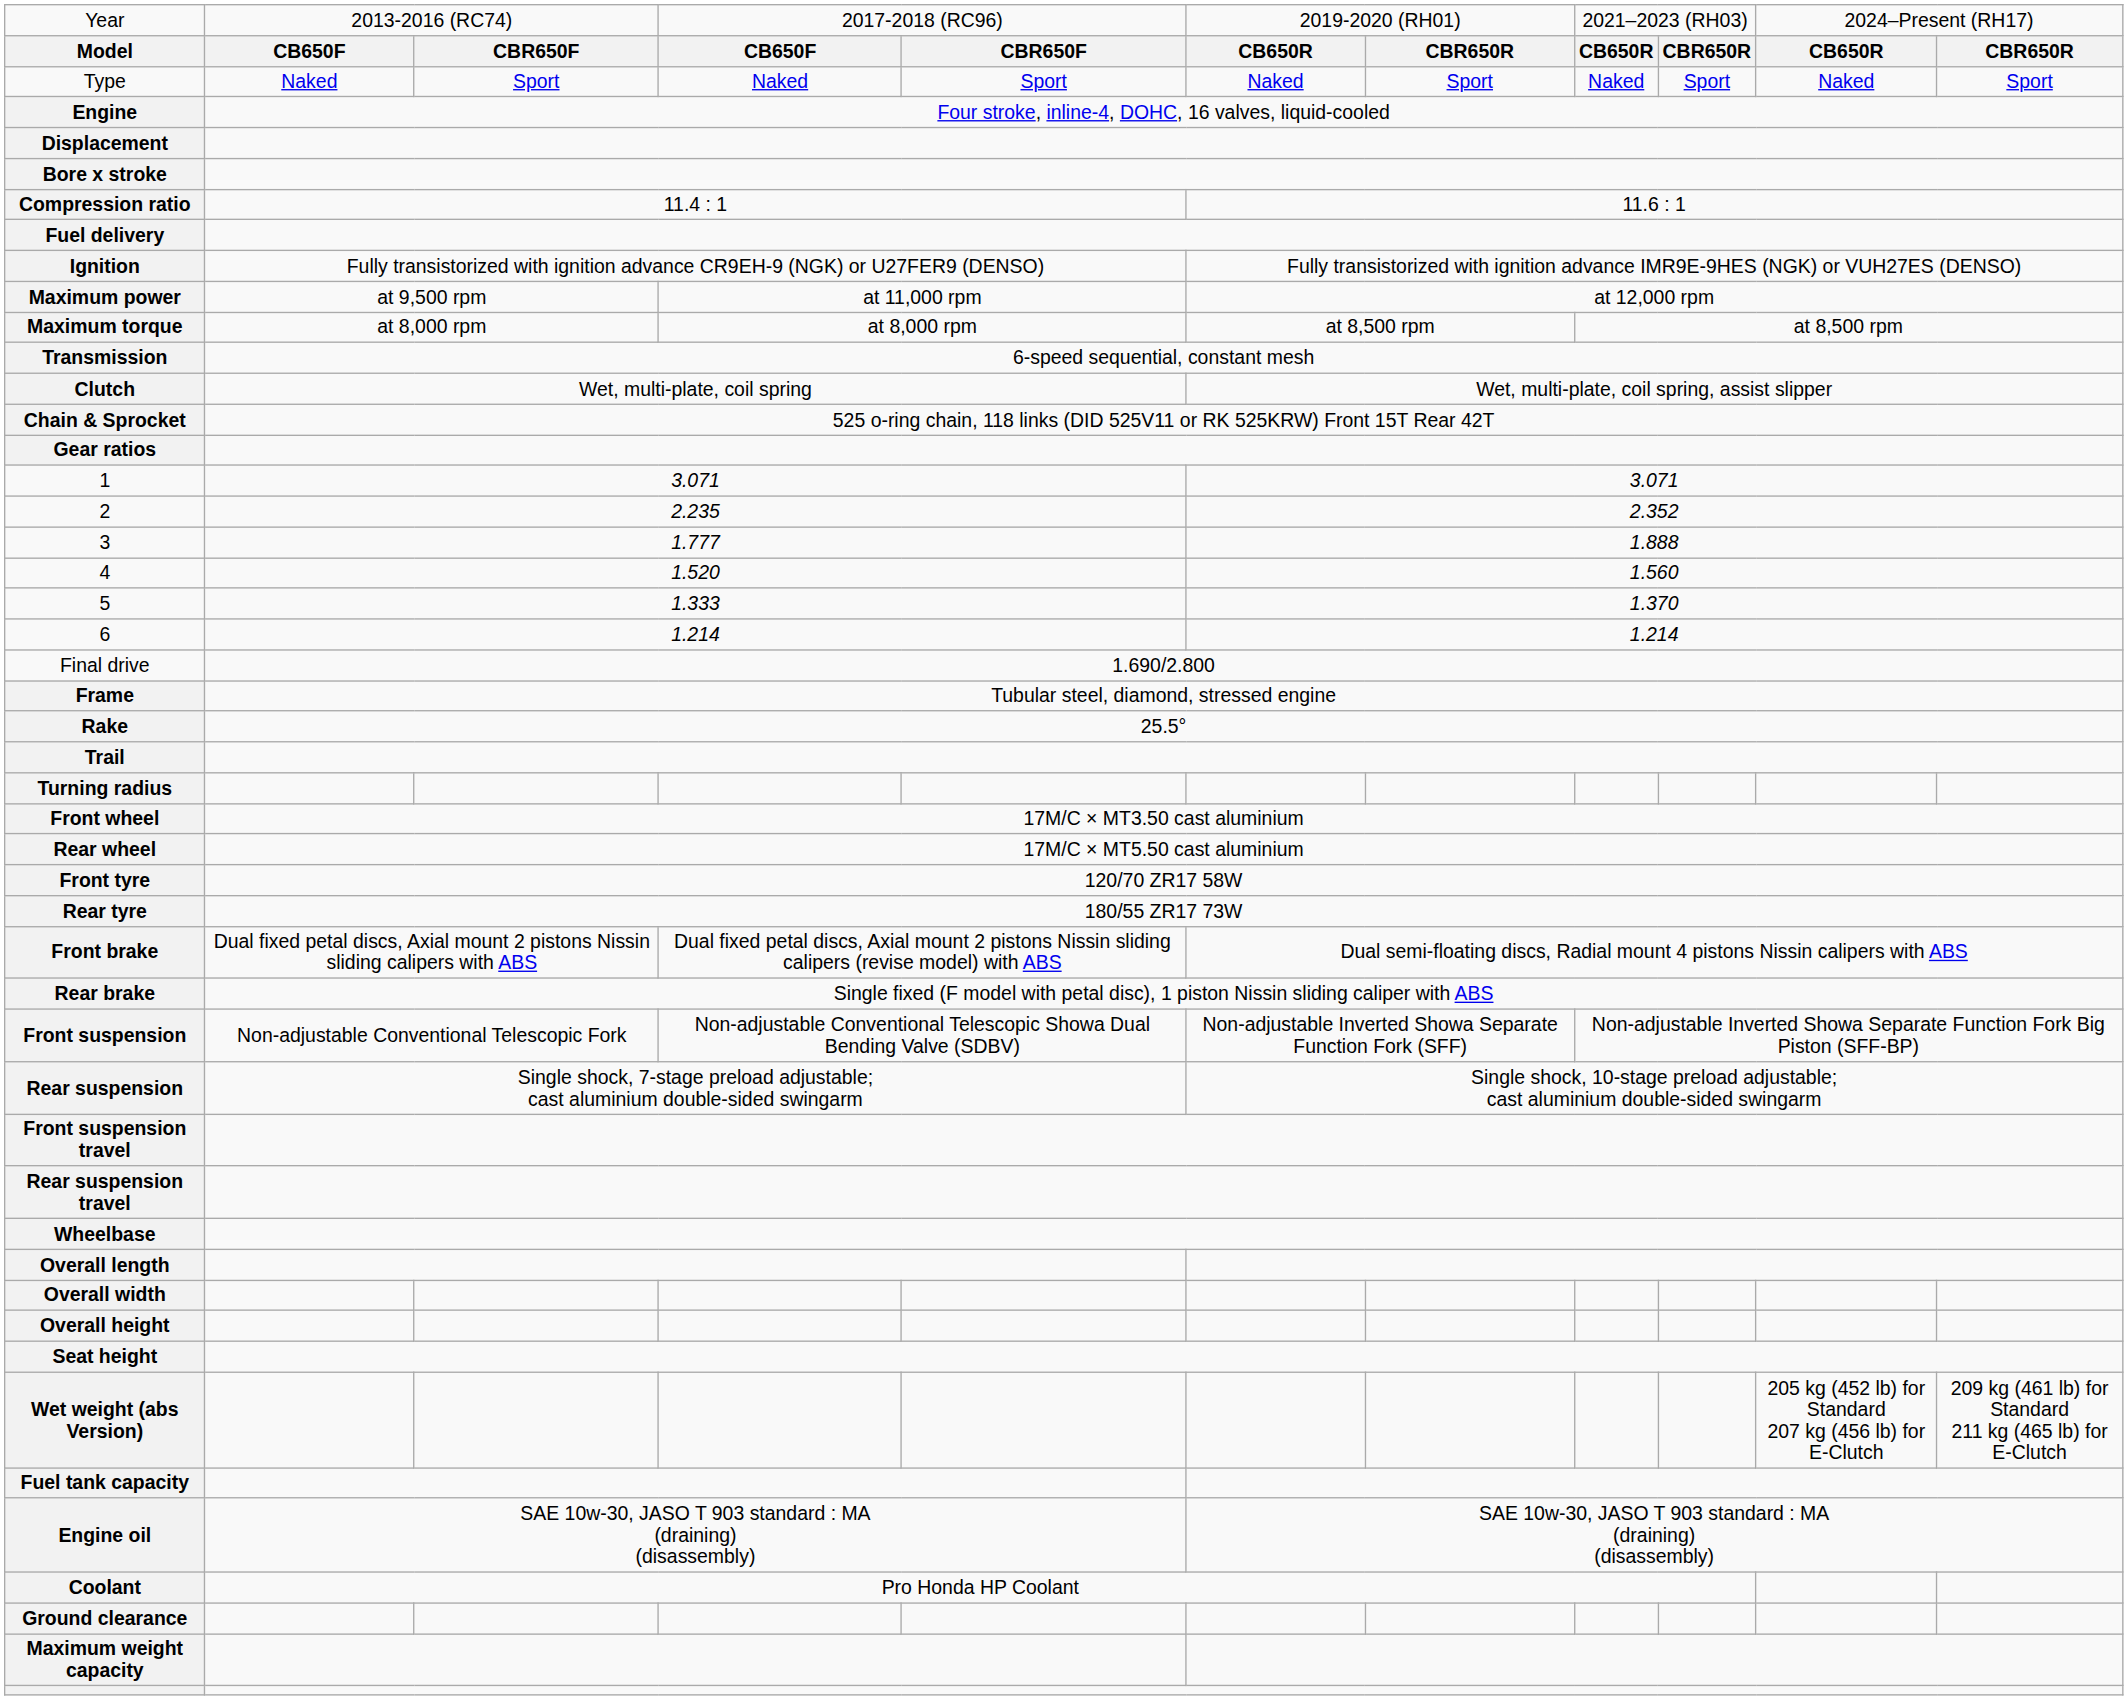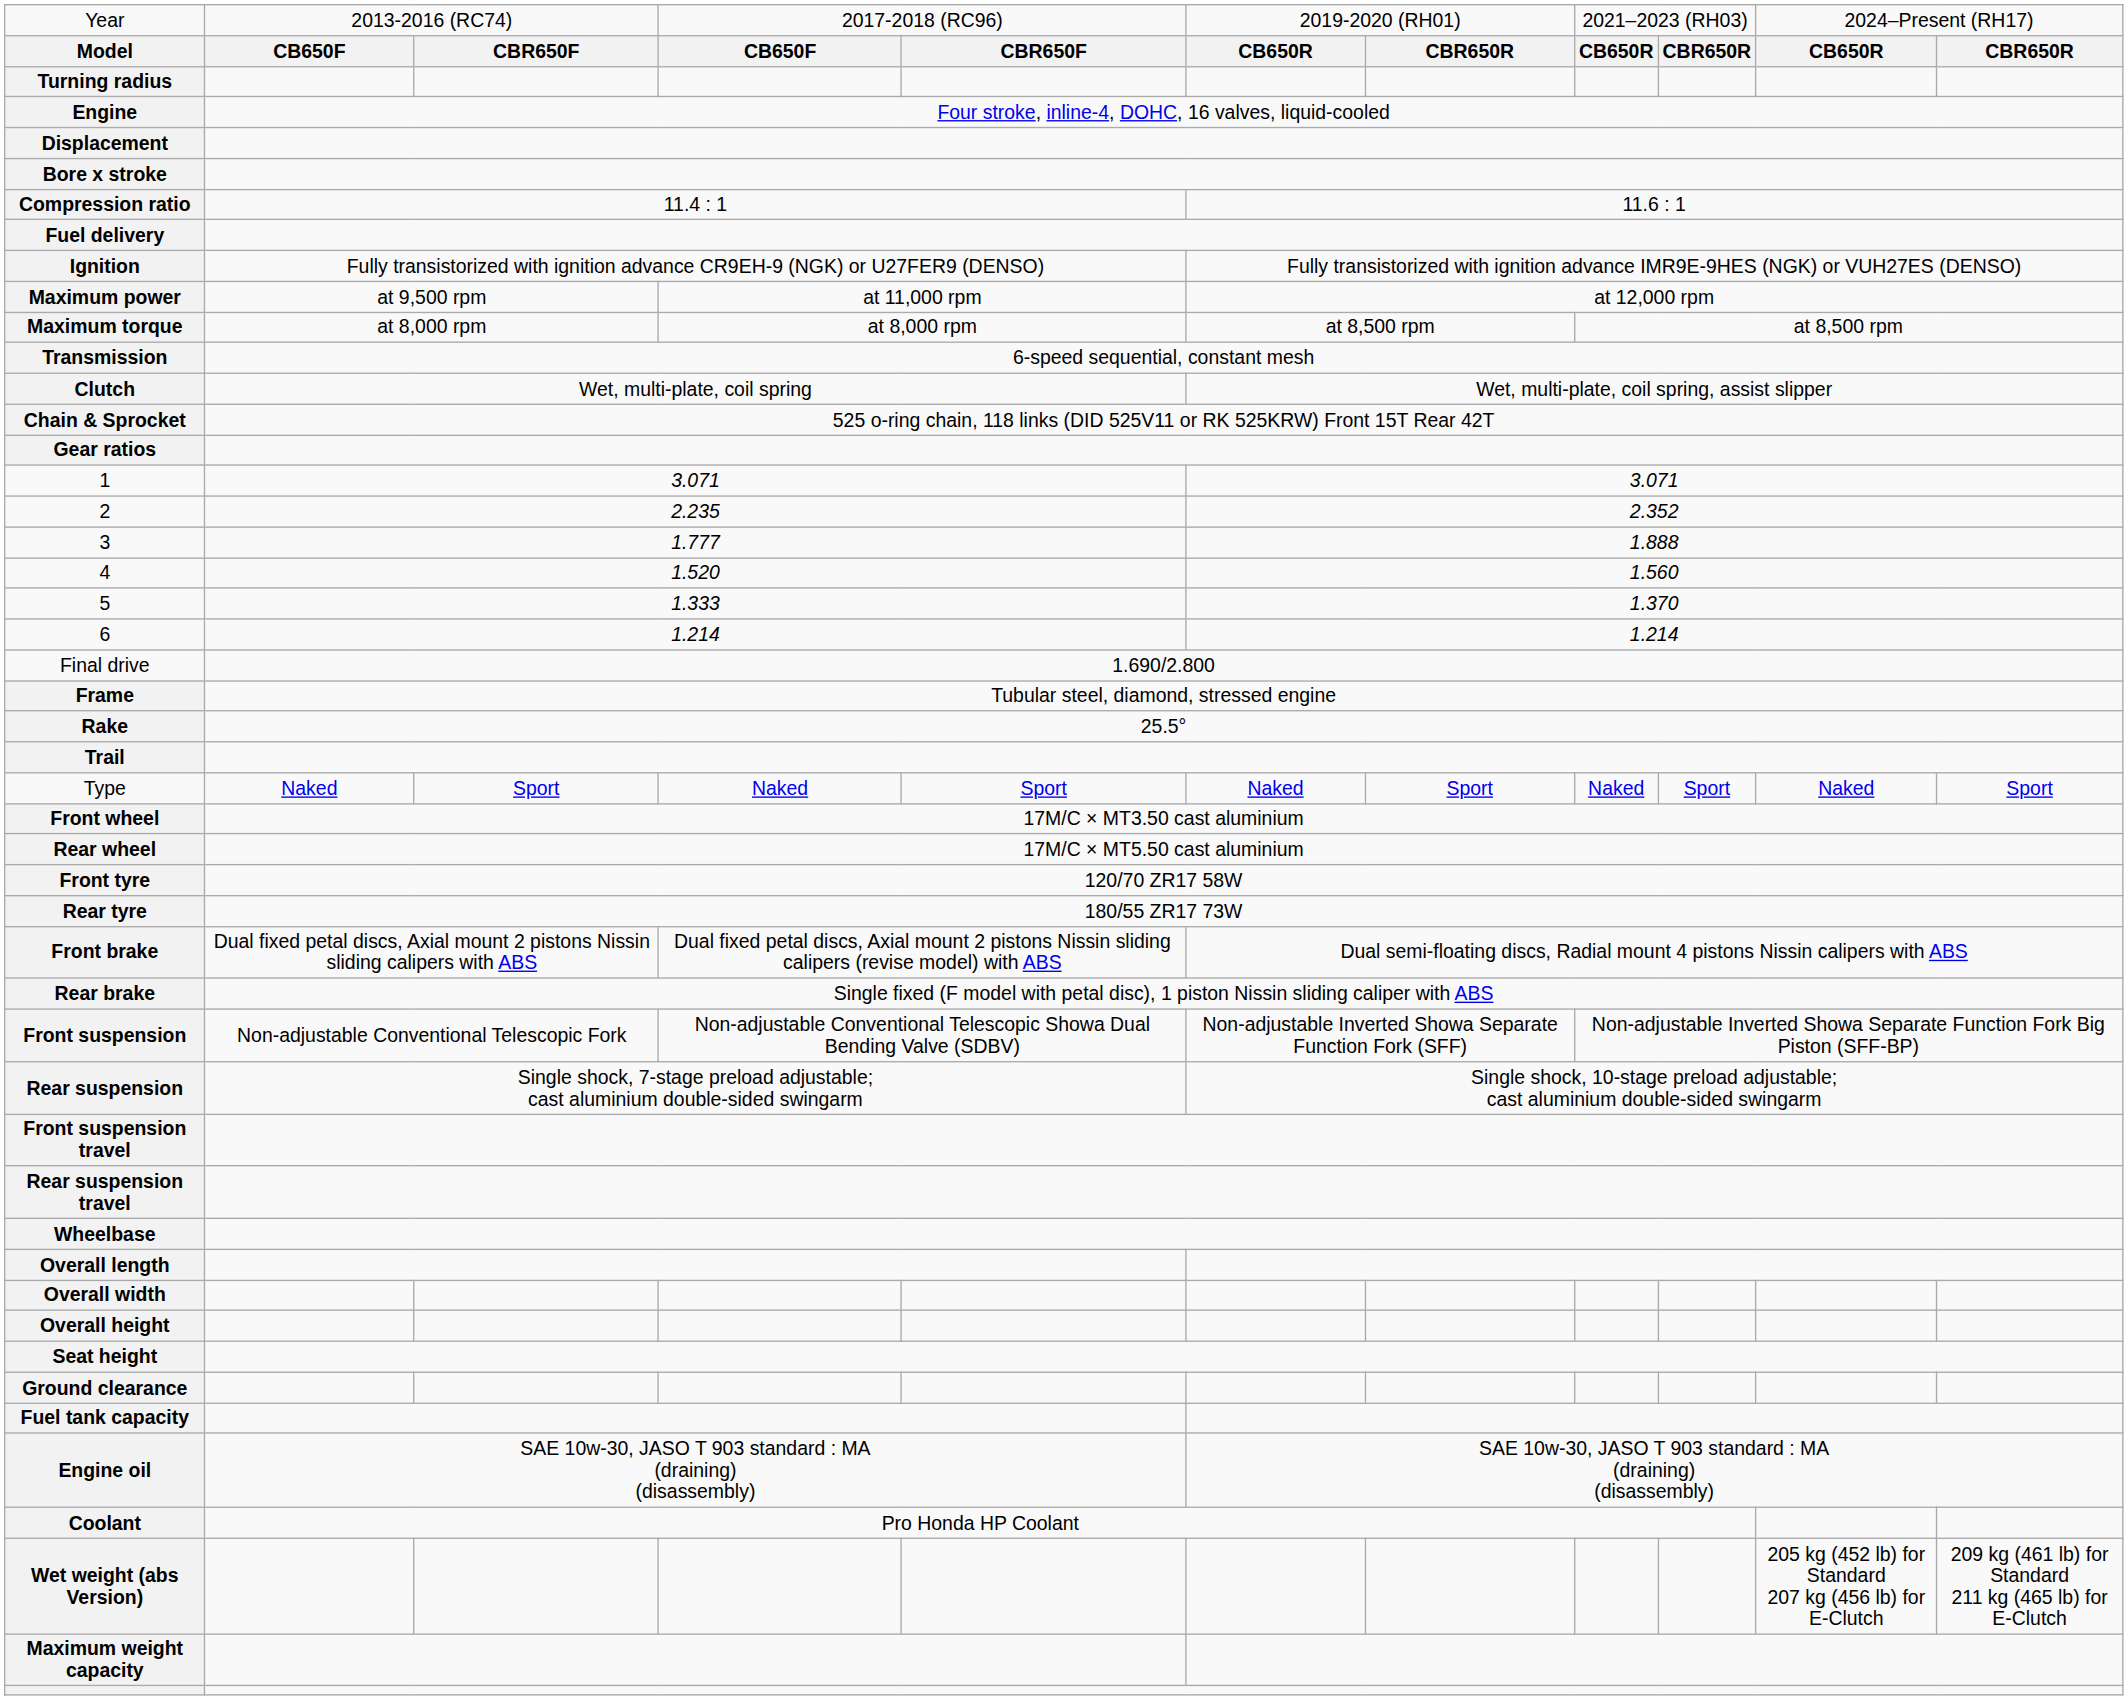rows swapped: (105, 82) <-> (105, 788)
rows swapped: (105, 1618) <-> (105, 1420)
